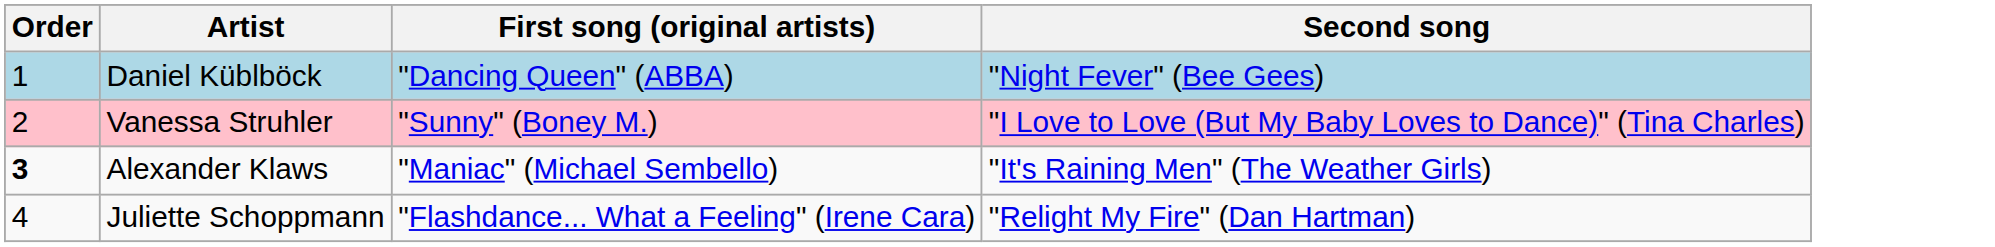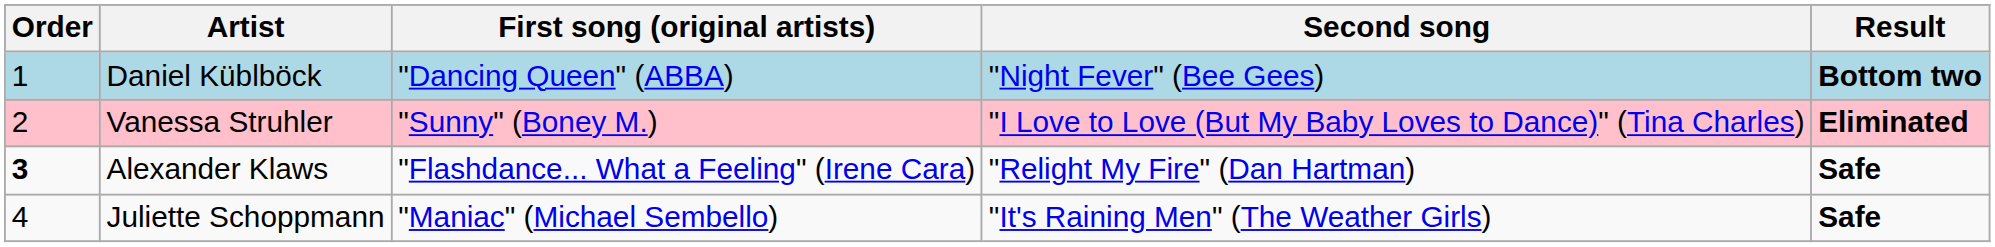+ column: (1900, 28)
(588, 169) "Maniac" (Michael Sembello) -> (687, 169) "Flashdance... What a Feeling" (Irene Cara)
(1240, 169) "It's Raining Men" (The Weather Girls) -> (1202, 169) "Relight My Fire" (Dan Hartman)
(687, 216) "Flashdance... What a Feeling" (Irene Cara) -> (588, 216) "Maniac" (Michael Sembello)
(1202, 216) "Relight My Fire" (Dan Hartman) -> (1240, 216) "It's Raining Men" (The Weather Girls)
